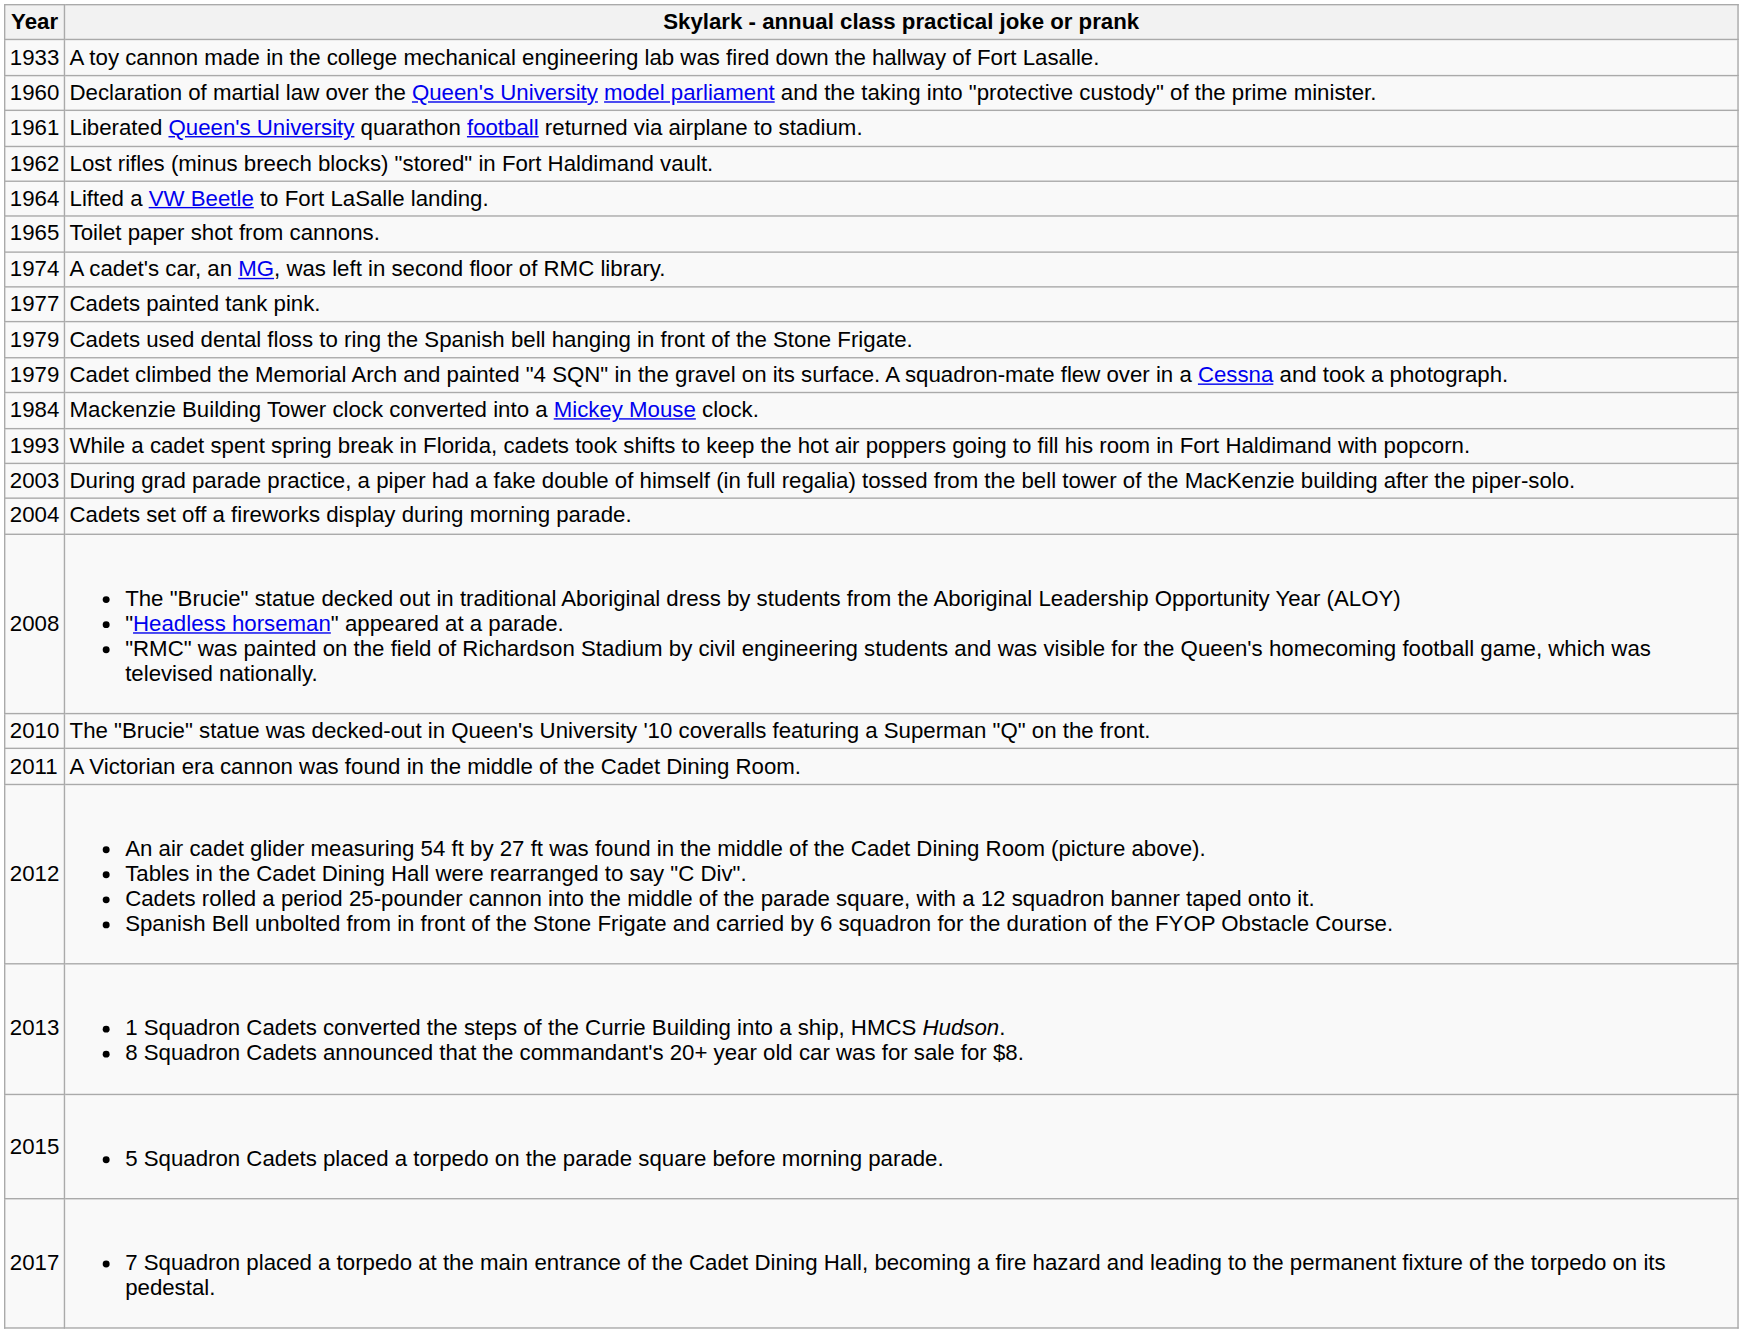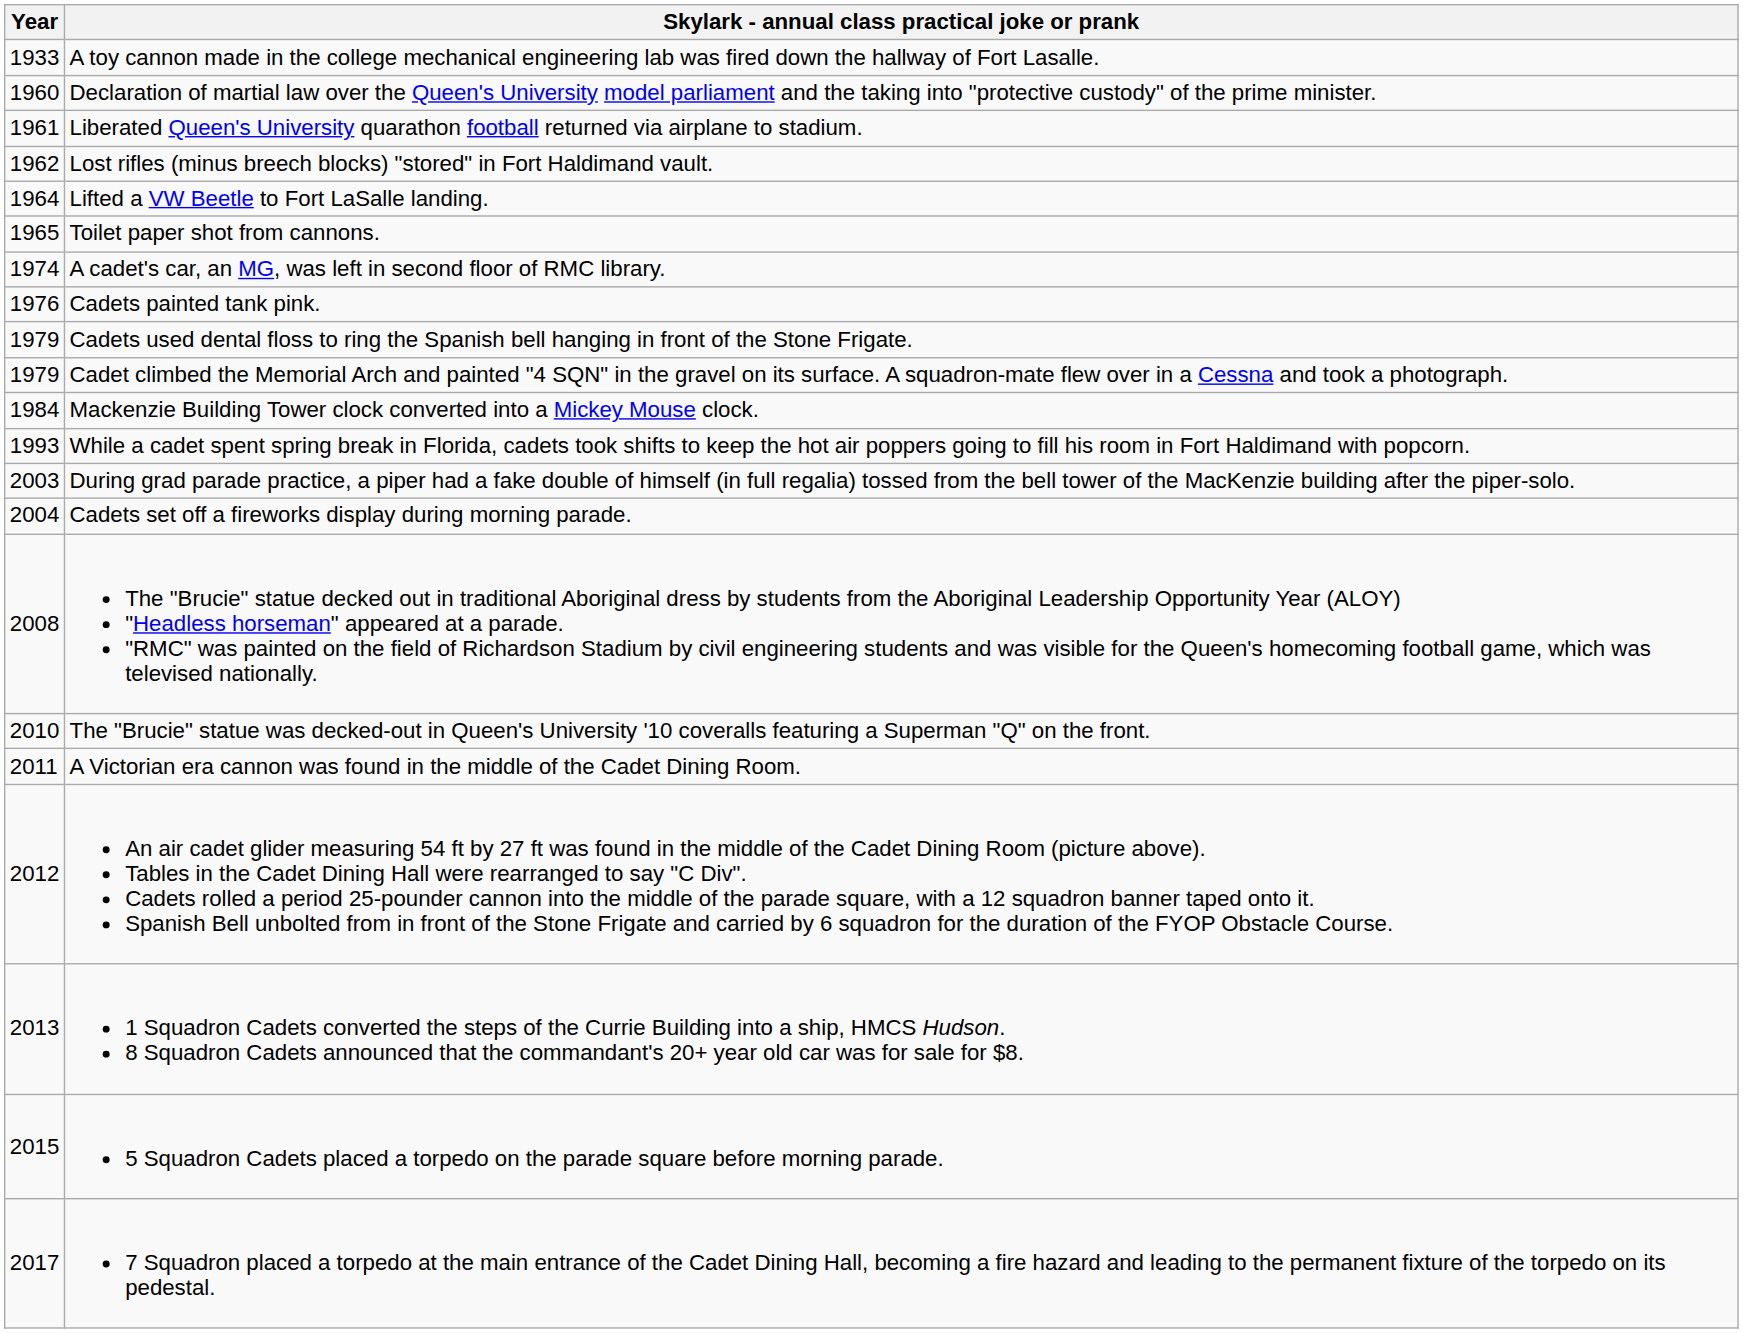(35, 304) 1977 -> (35, 304) 1976
